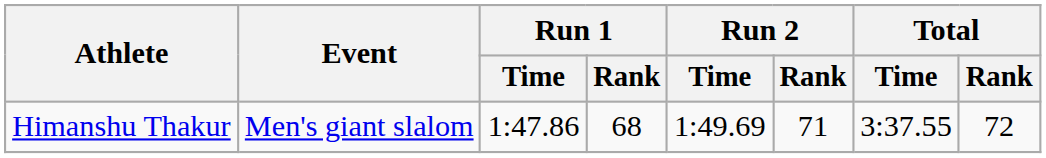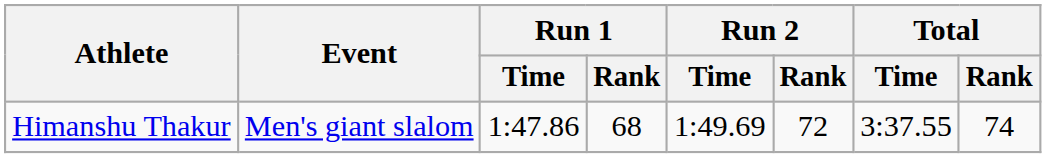(813, 126) 71 -> (813, 126) 72
(999, 126) 72 -> (999, 126) 74
